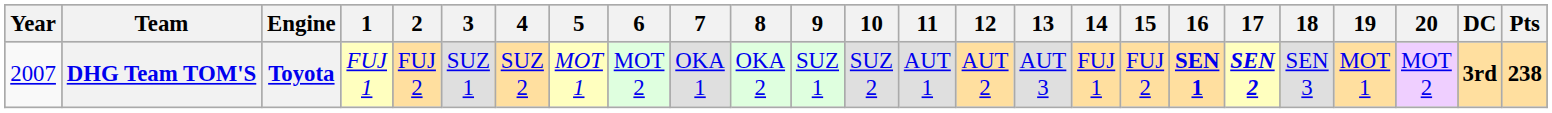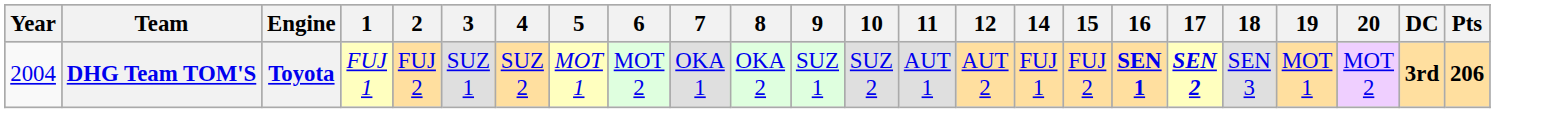- column: (1043, 22)
(33, 74) 2007 -> (33, 74) 2004
(1525, 74) 238 -> (1467, 74) 206
